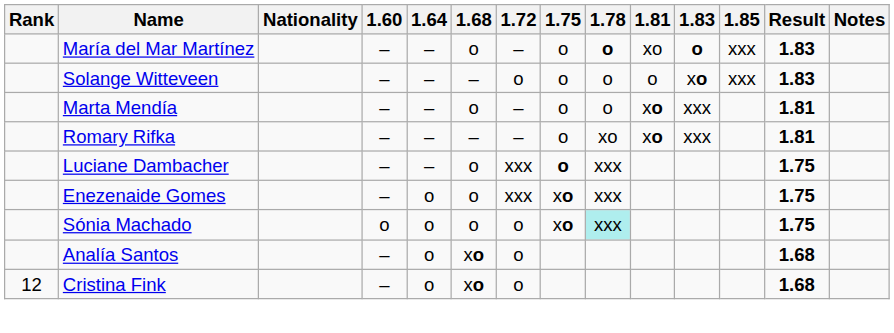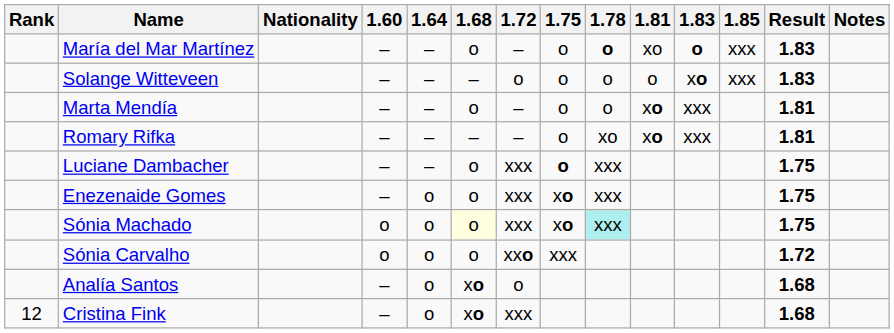(474, 225) no background -> (474, 225) lightyellow background
(518, 225) o -> (518, 225) xxx
+ row: (126, 254)
(518, 284) o -> (518, 313) xxx
